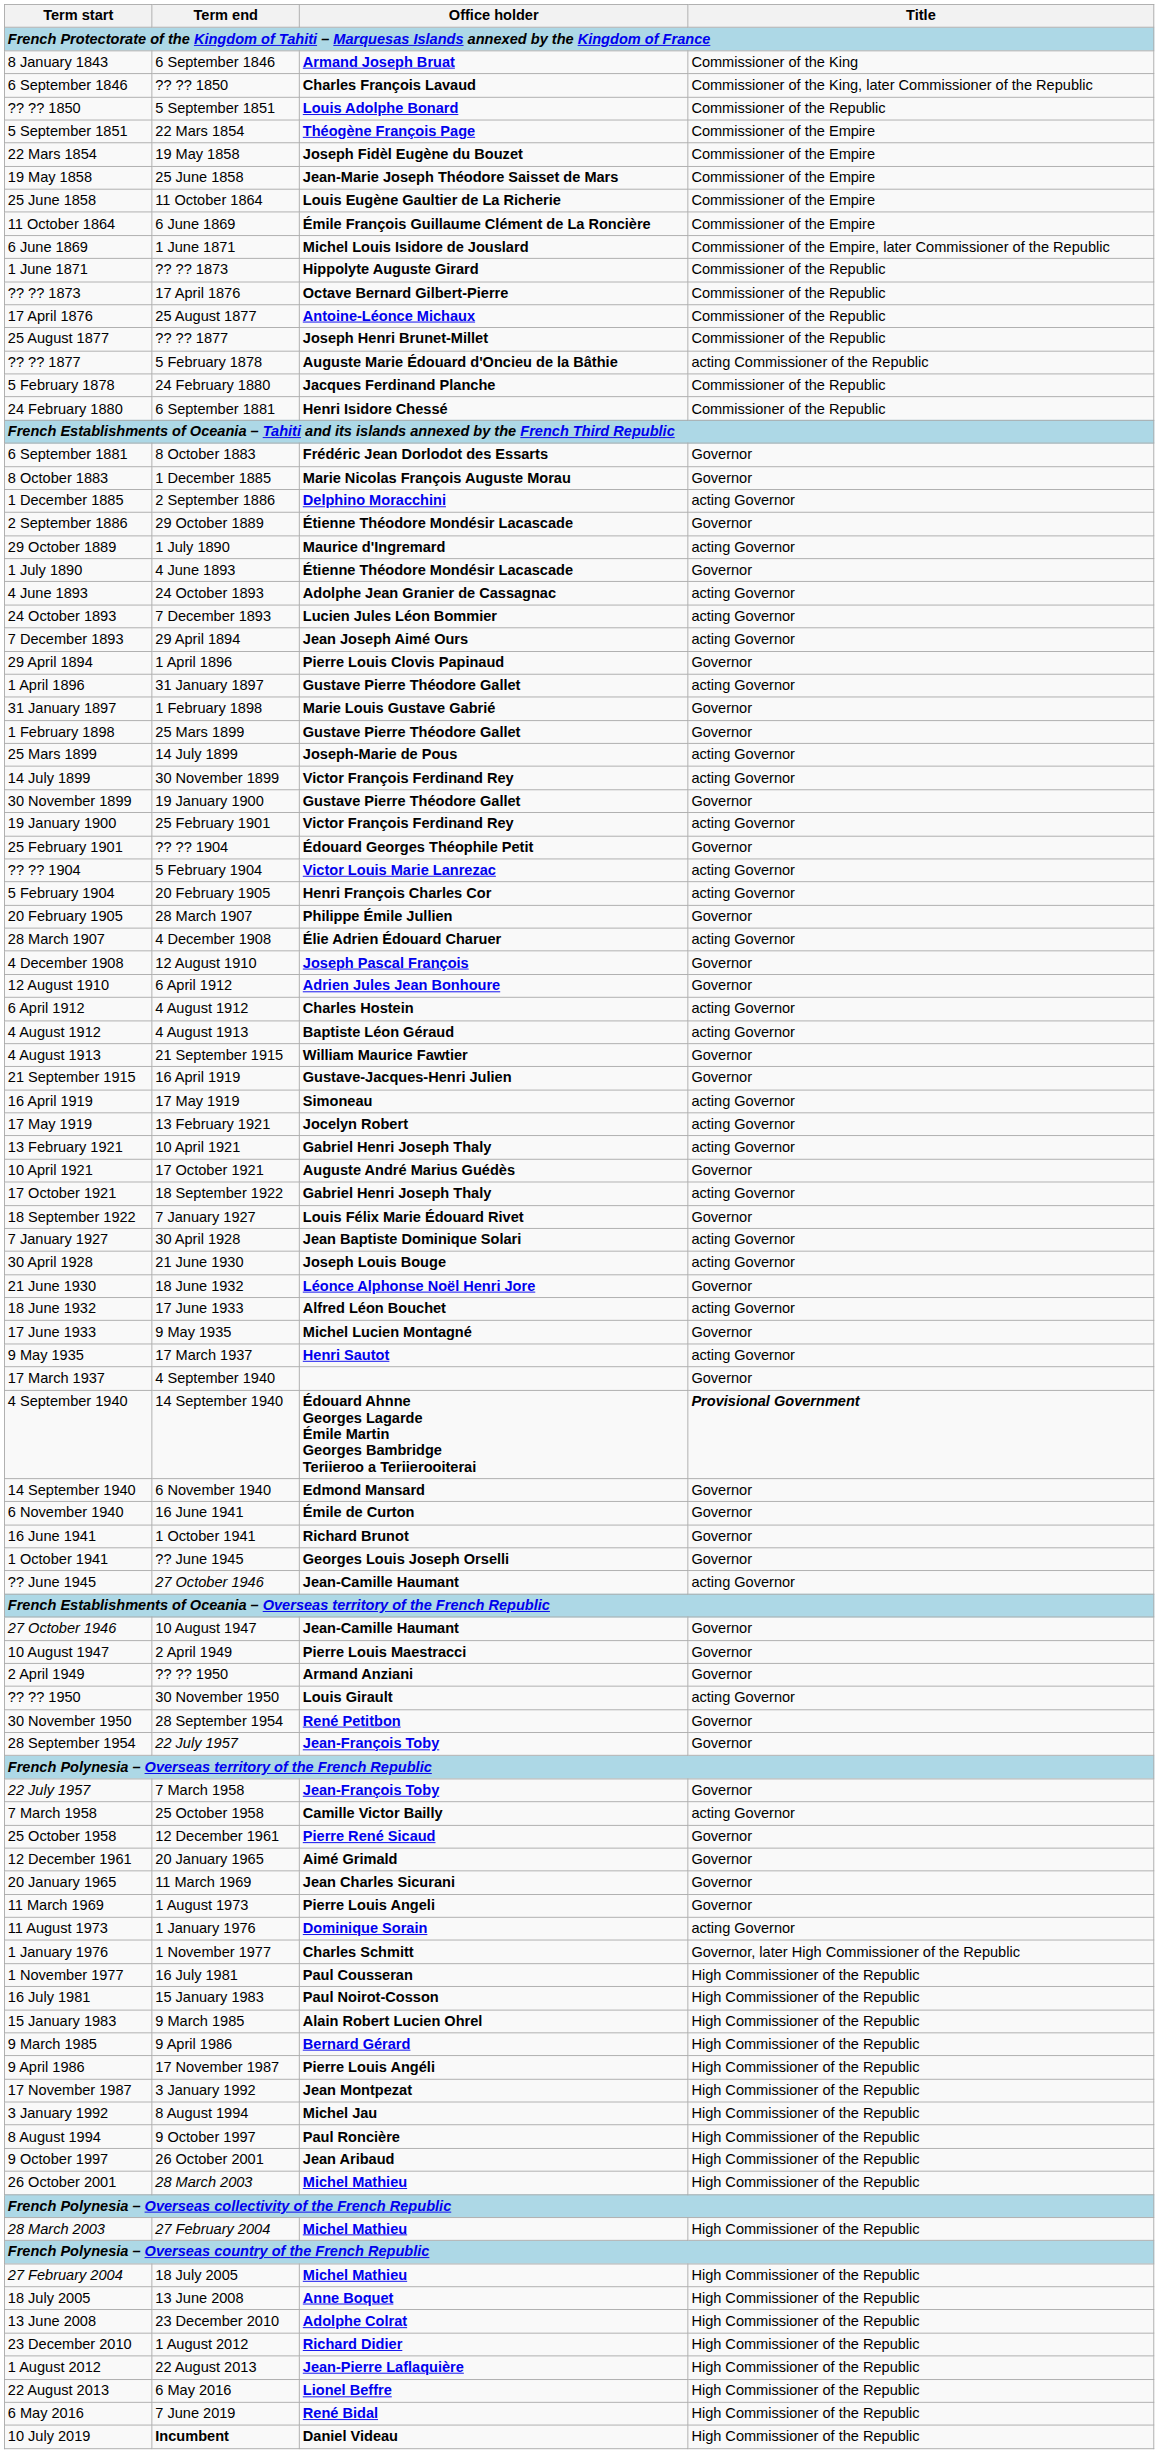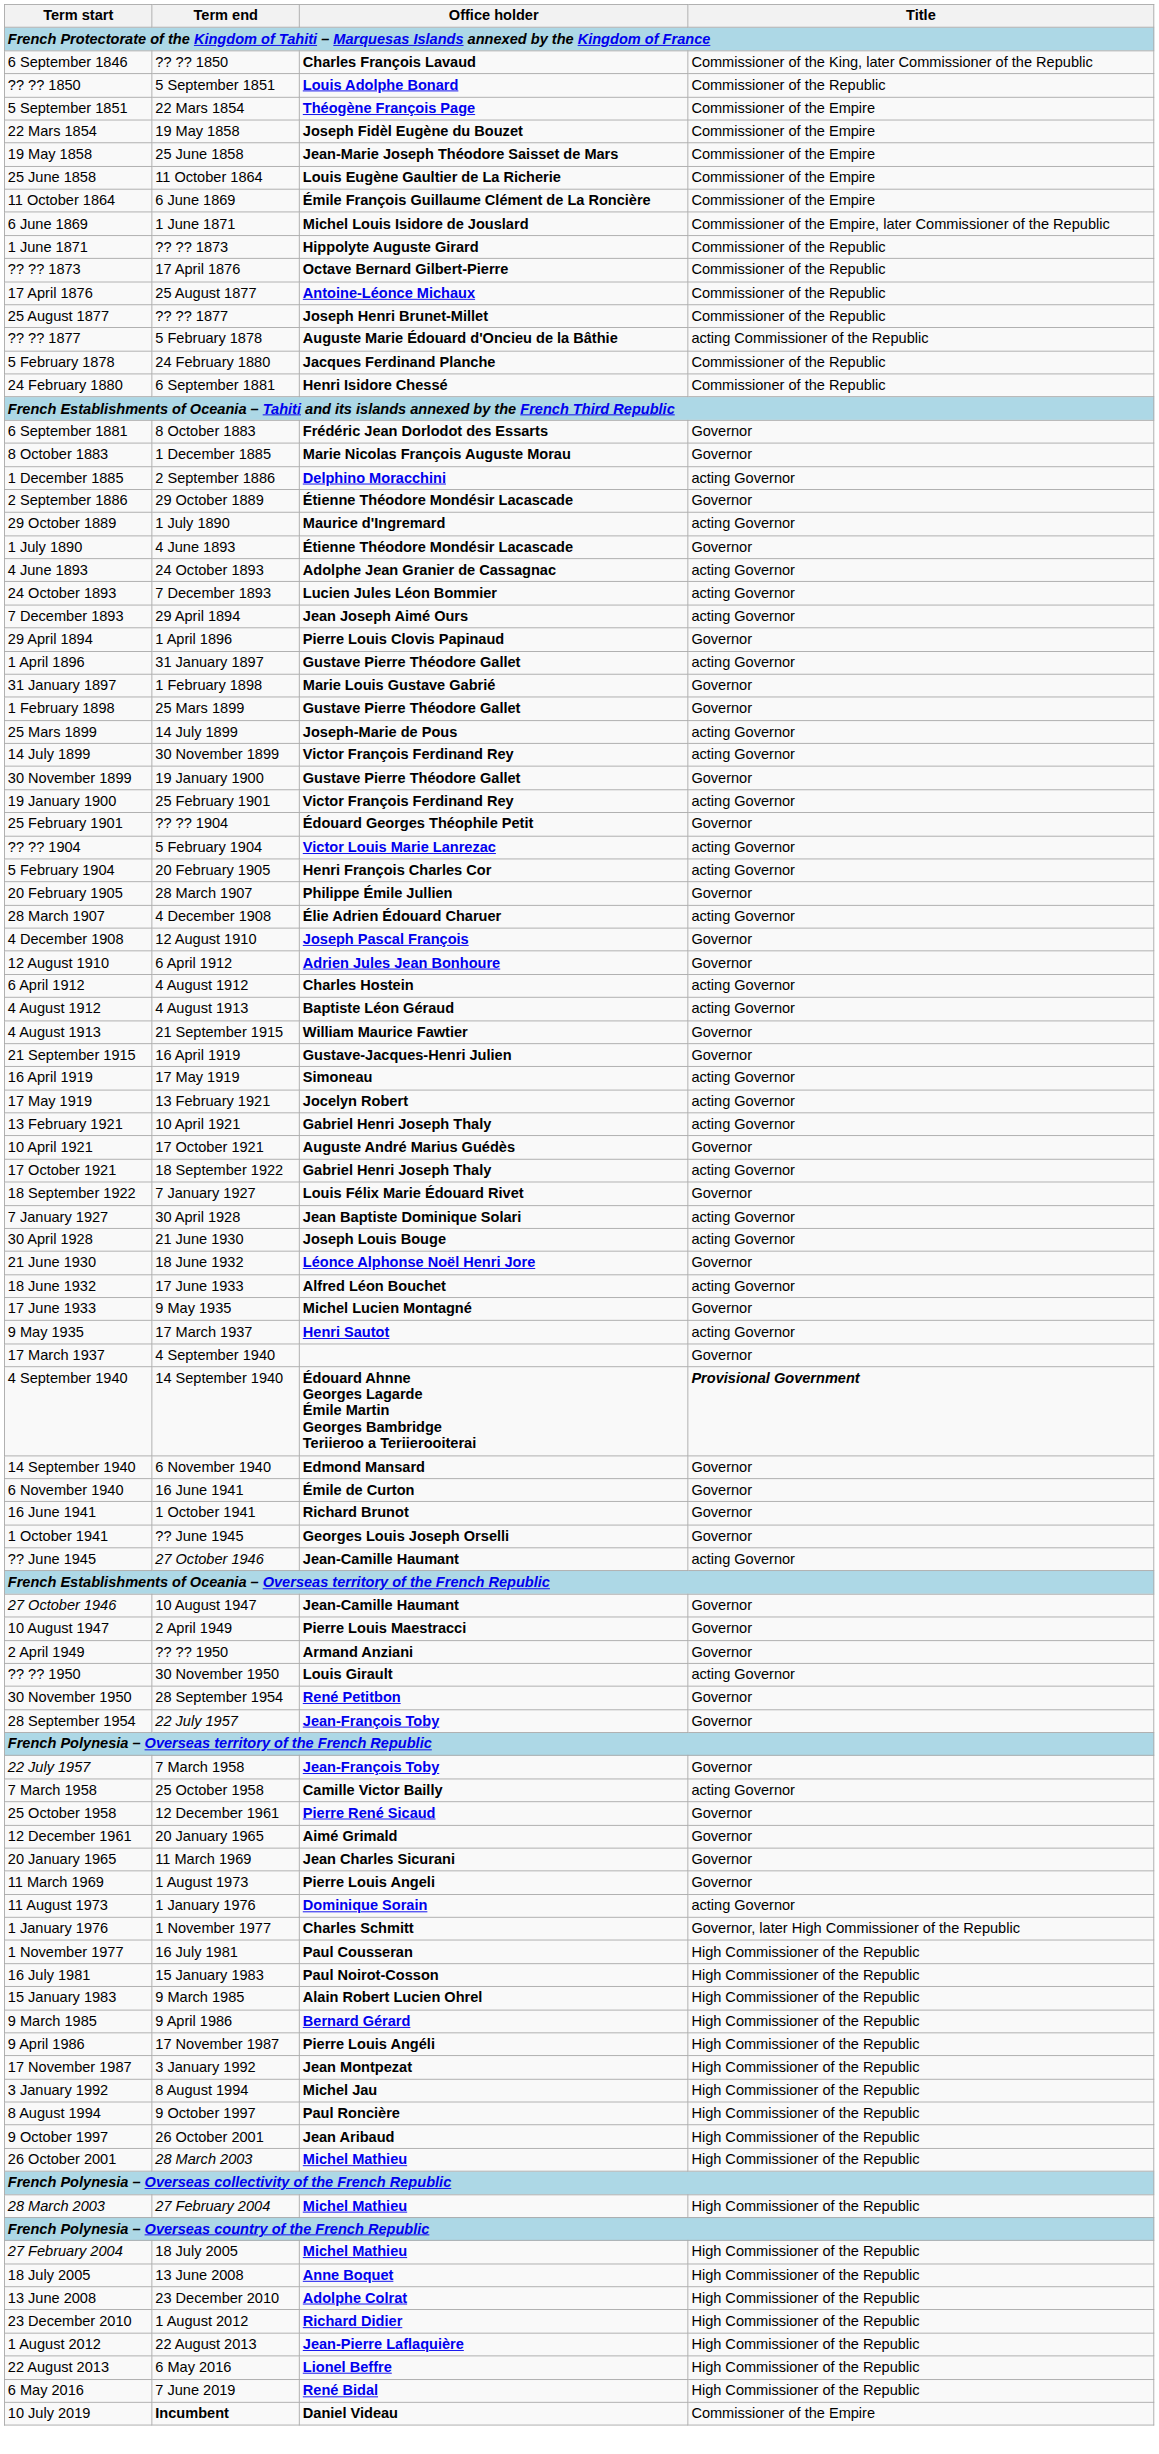- row: (58, 62)
(805, 2436) High Commissioner of the Republic -> (783, 2413) Commissioner of the Empire
